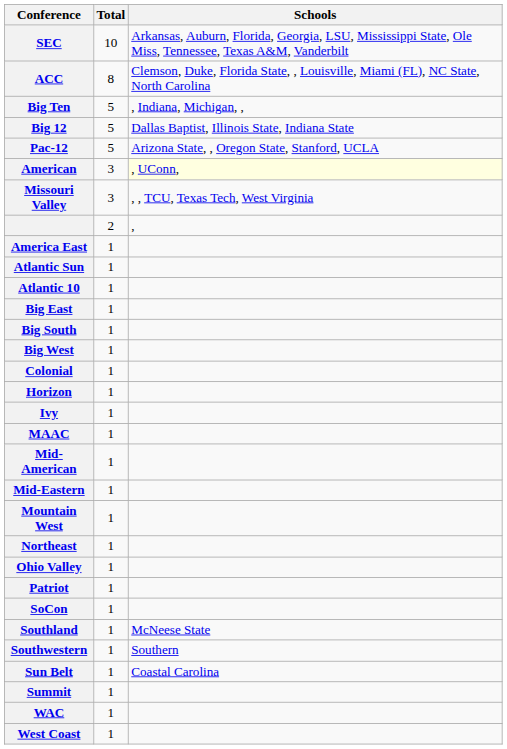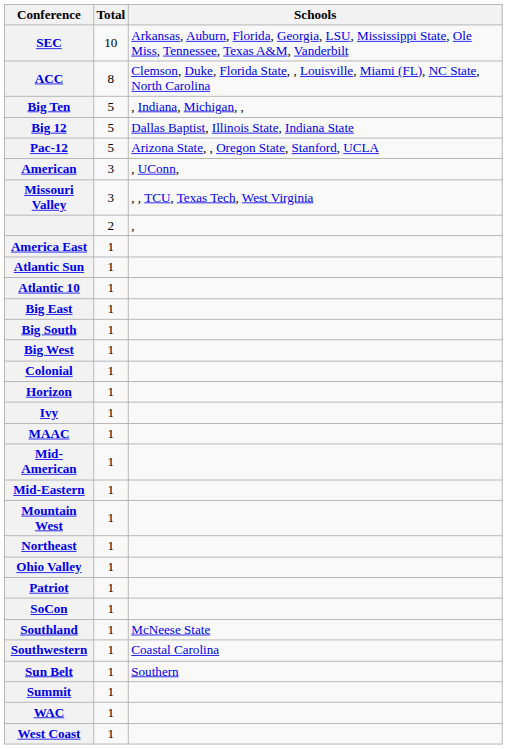(155, 169) lightyellow background -> (155, 169) no background
(155, 650) Southern -> (175, 650) Coastal Carolina
(175, 671) Coastal Carolina -> (155, 671) Southern
